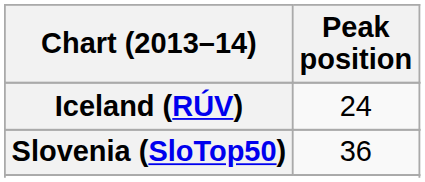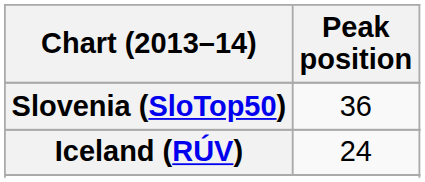rows swapped: (149, 105) <-> (149, 151)
